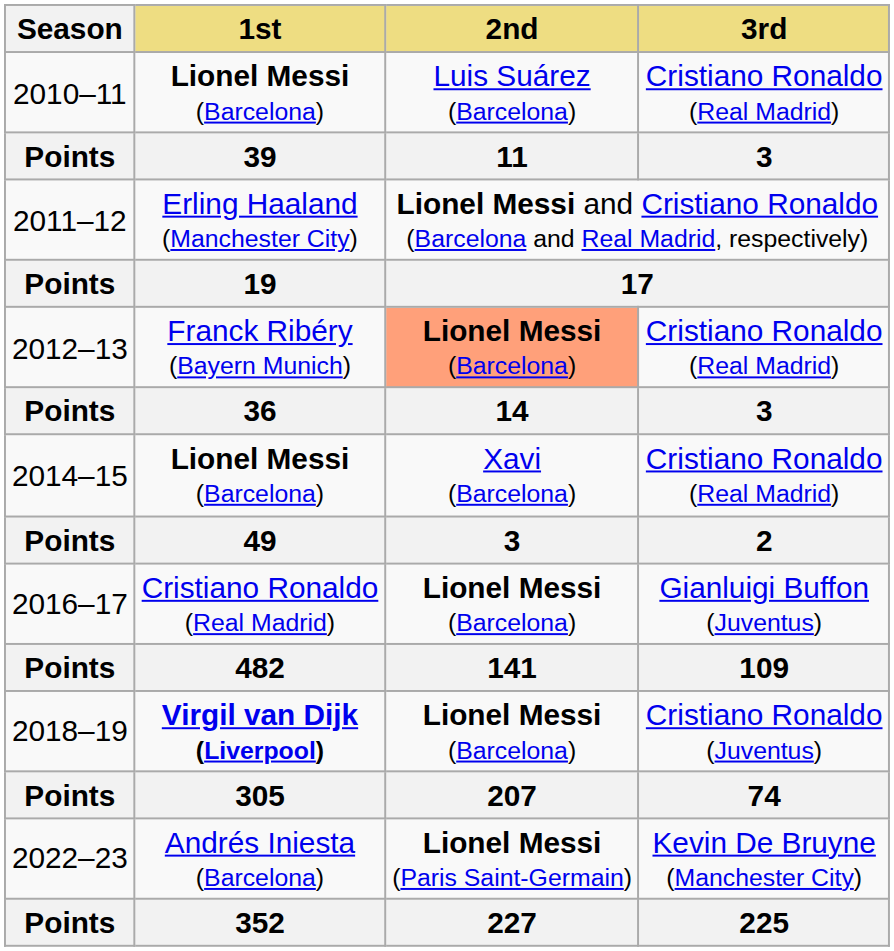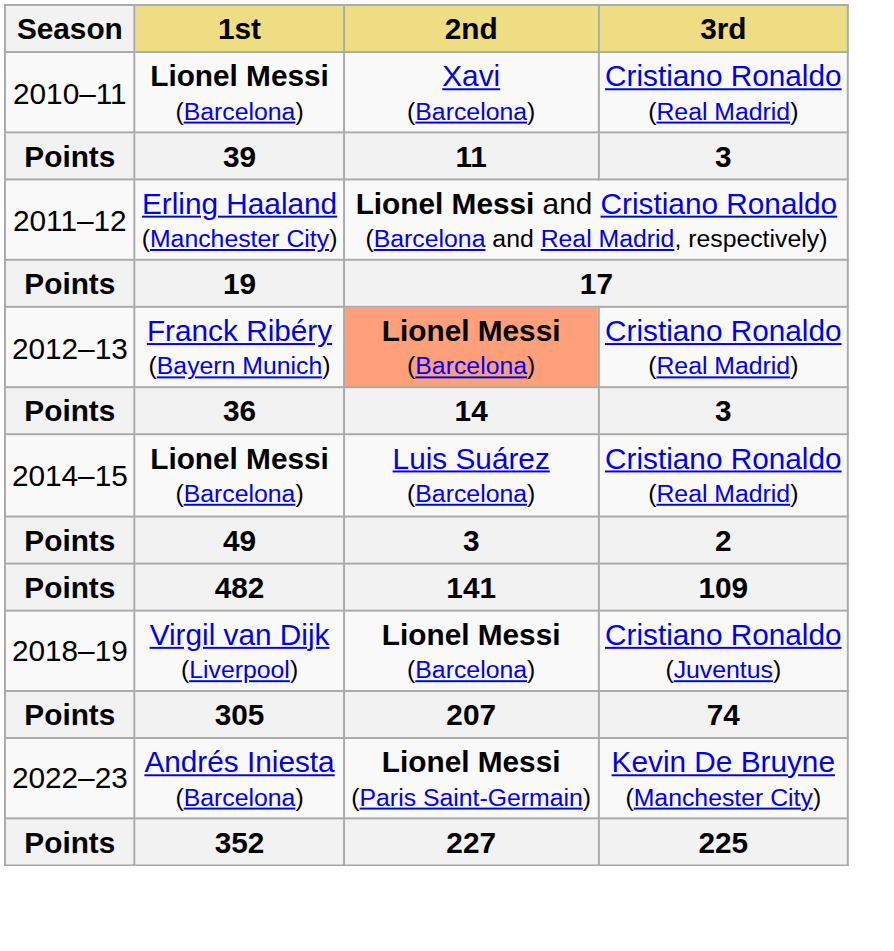(512, 93) Luis Suárez (Barcelona) -> (471, 93) Xavi (Barcelona)
(512, 476) Xavi (Barcelona) -> (471, 476) Luis Suárez (Barcelona)
- row: (70, 603)
(260, 731) bold -> (240, 650) normal
